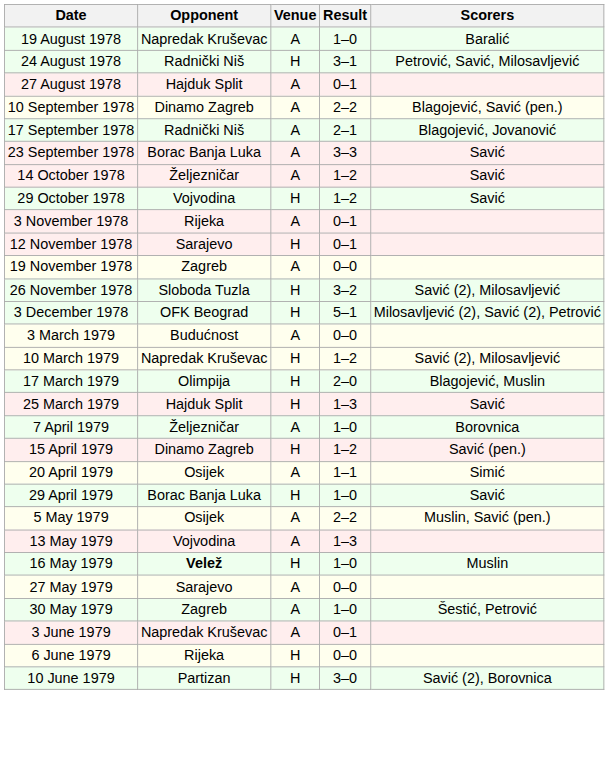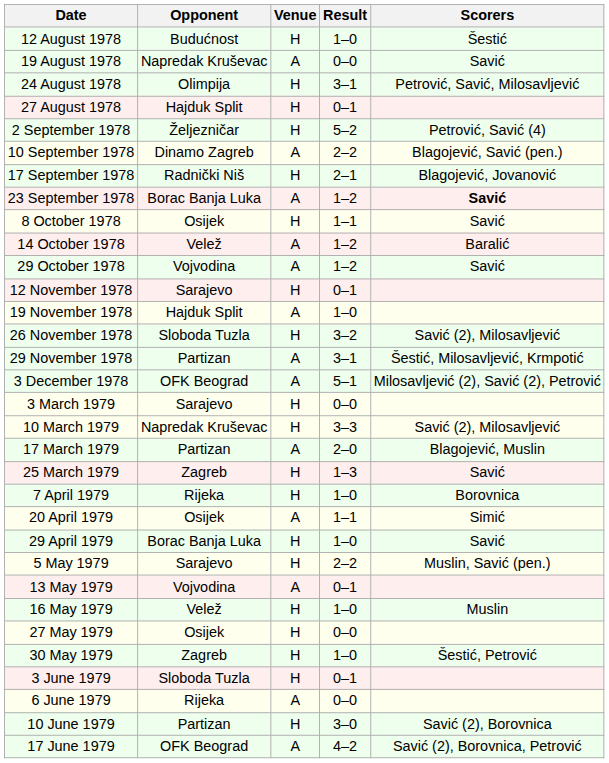+ row: (71, 38)
(345, 38) 1–0 -> (345, 61) 0–0
(487, 38) Baralić -> (487, 61) Savić
(204, 61) Radnički Niš -> (204, 84) Olimpija
(295, 84) A -> (295, 107) H
+ row: (71, 130)
(295, 130) A -> (295, 175) H
(345, 152) 3–3 -> (345, 198) 1–2
(487, 152) normal -> (487, 198) bold
+ row: (71, 221)
(204, 175) Željezničar -> (204, 244) Velež
(487, 175) Savić -> (487, 244) Baralić
(295, 198) H -> (295, 267) A
- row: (71, 221)
(204, 267) Zagreb -> (204, 312) Hajduk Split
(345, 267) 0–0 -> (345, 312) 1–0
+ row: (71, 358)
(295, 312) H -> (295, 381) A
(204, 335) Budućnost -> (204, 404) Sarajevo
(295, 335) A -> (295, 404) H
(345, 358) 1–2 -> (345, 426) 3–3
(204, 381) Olimpija -> (204, 449) Partizan
(295, 381) H -> (295, 449) A
(204, 404) Hajduk Split -> (204, 472) Zagreb
(204, 426) Željezničar -> (204, 495) Rijeka
(295, 426) A -> (295, 495) H
- row: (71, 449)
(204, 518) Osijek -> (204, 564) Sarajevo
(295, 518) A -> (295, 564) H
(345, 541) 1–3 -> (345, 586) 0–1
(204, 564) bold -> (204, 609) normal
(204, 586) Sarajevo -> (204, 632) Osijek
(295, 586) A -> (295, 632) H
(295, 609) A -> (295, 655) H
(204, 632) Napredak Kruševac -> (204, 678) Sloboda Tuzla
(295, 632) A -> (295, 678) H
(295, 655) H -> (295, 701) A
+ row: (71, 746)
